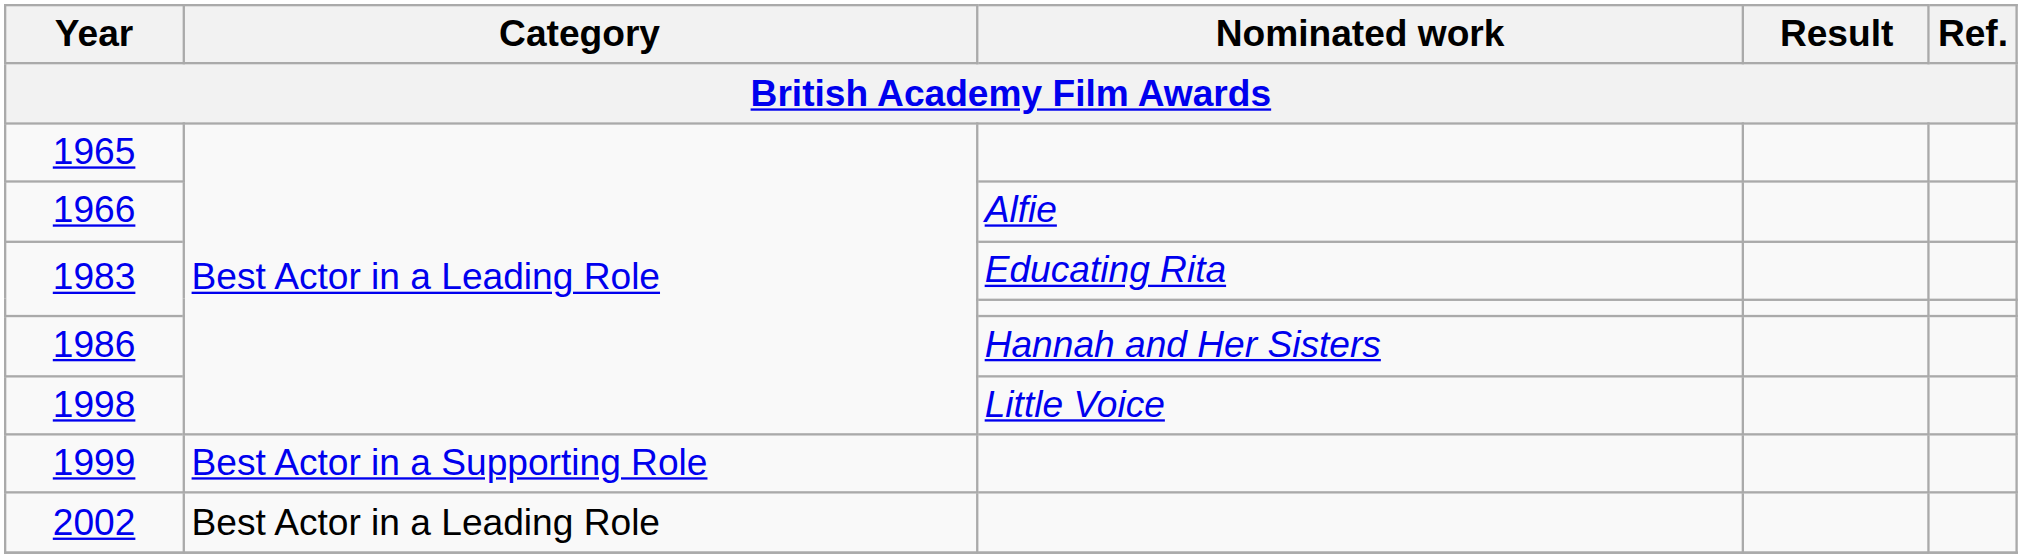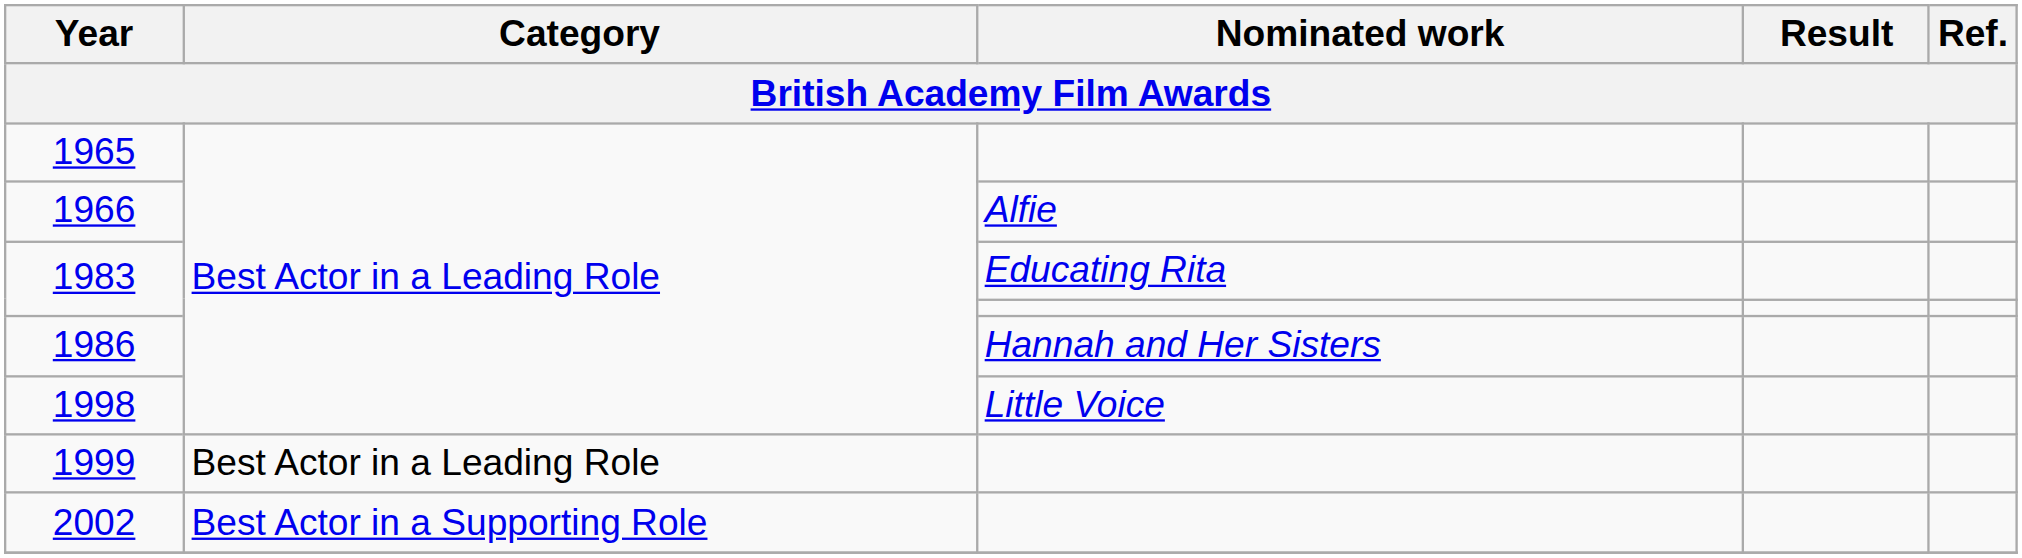(450, 463) Best Actor in a Supporting Role -> (426, 463) Best Actor in a Leading Role
(426, 522) Best Actor in a Leading Role -> (450, 522) Best Actor in a Supporting Role
